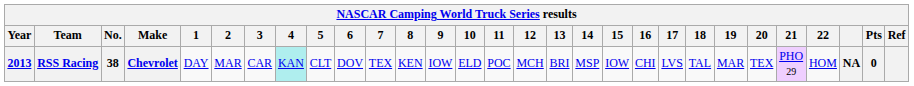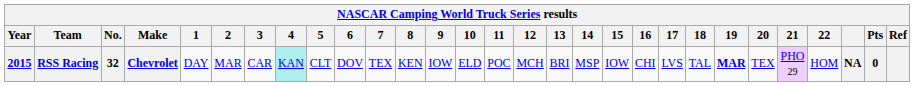(19, 63) 2013 -> (19, 63) 2015
(113, 63) 38 -> (113, 63) 32
(731, 63) normal -> (731, 63) bold
